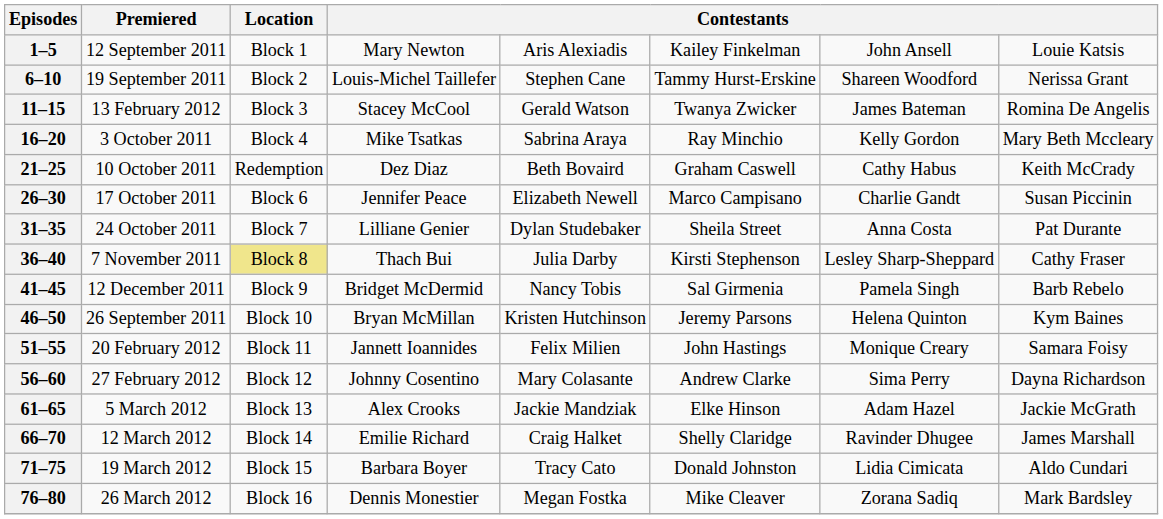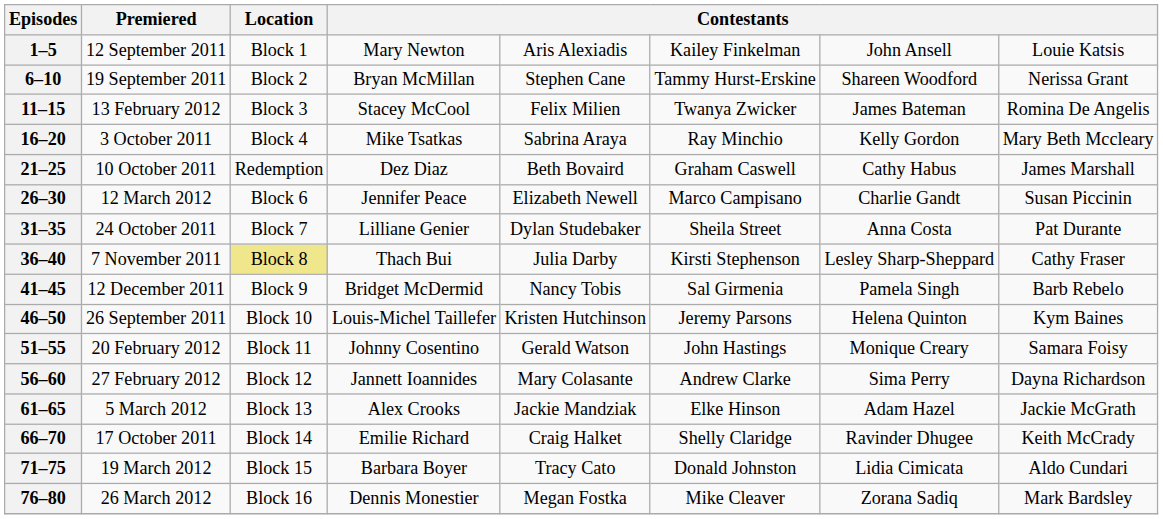(414, 79) Louis-Michel Taillefer -> (414, 79) Bryan McMillan
(575, 109) Gerald Watson -> (575, 109) Felix Milien
(1078, 169) Keith McCrady -> (1078, 169) James Marshall
(156, 199) 17 October 2011 -> (156, 199) 12 March 2012
(414, 319) Bryan McMillan -> (414, 319) Louis-Michel Taillefer
(414, 349) Jannett Ioannides -> (414, 349) Johnny Cosentino
(575, 349) Felix Milien -> (575, 349) Gerald Watson
(414, 378) Johnny Cosentino -> (414, 378) Jannett Ioannides
(156, 438) 12 March 2012 -> (156, 438) 17 October 2011
(1078, 438) James Marshall -> (1078, 438) Keith McCrady
